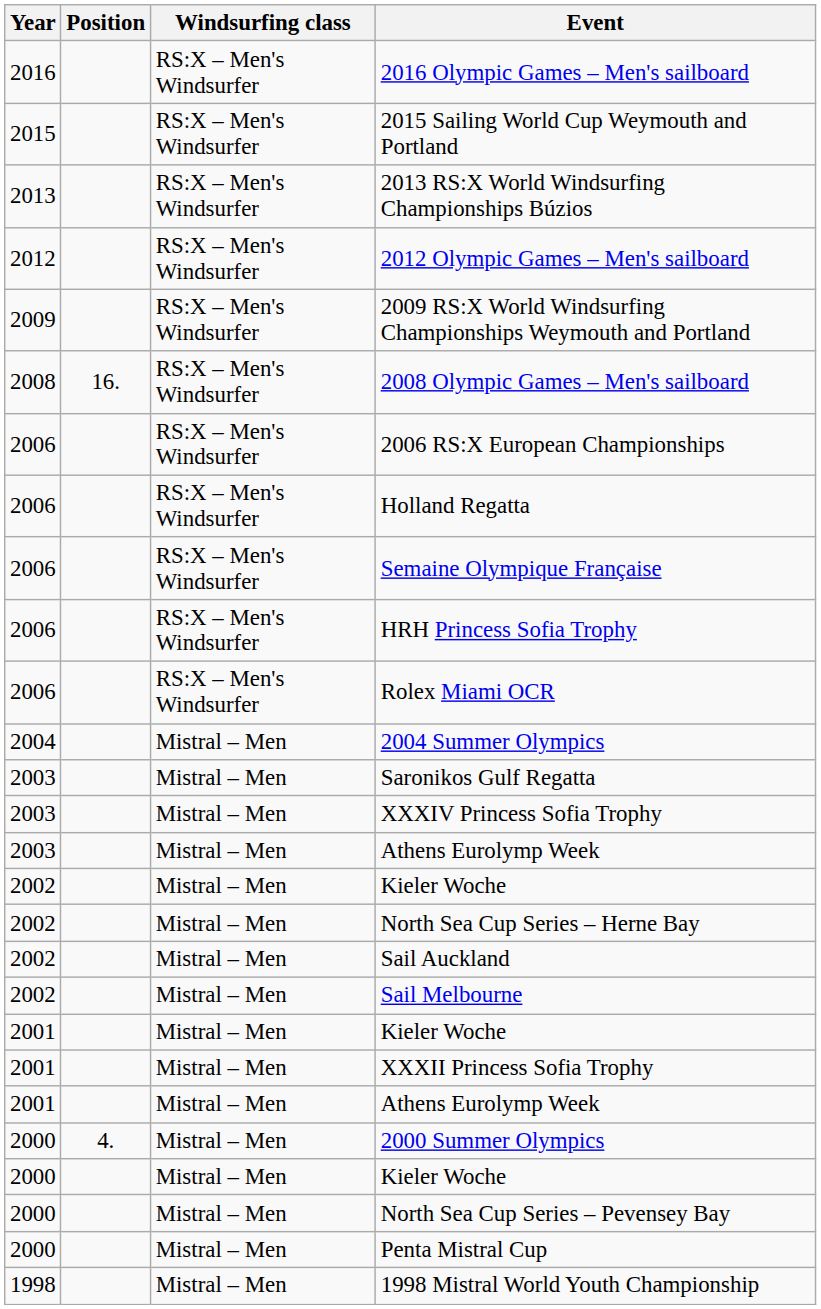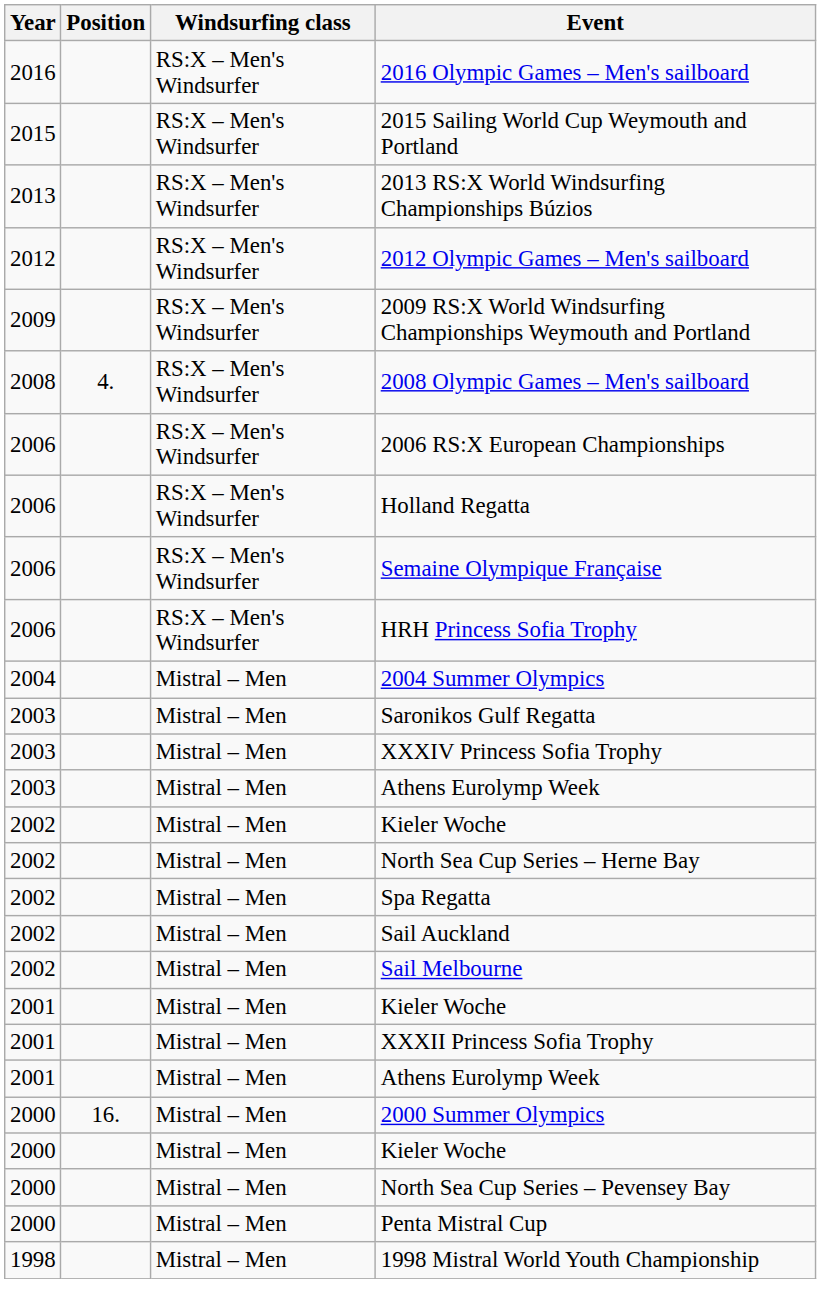(106, 381) 16. -> (106, 381) 4.
- row: (33, 692)
+ row: (33, 896)
(106, 1140) 4. -> (106, 1114) 16.
